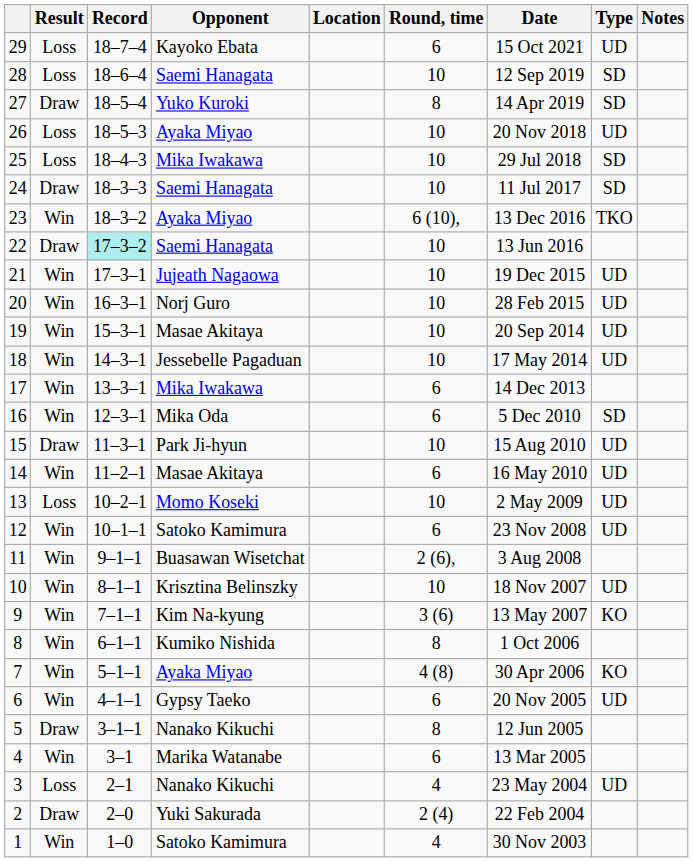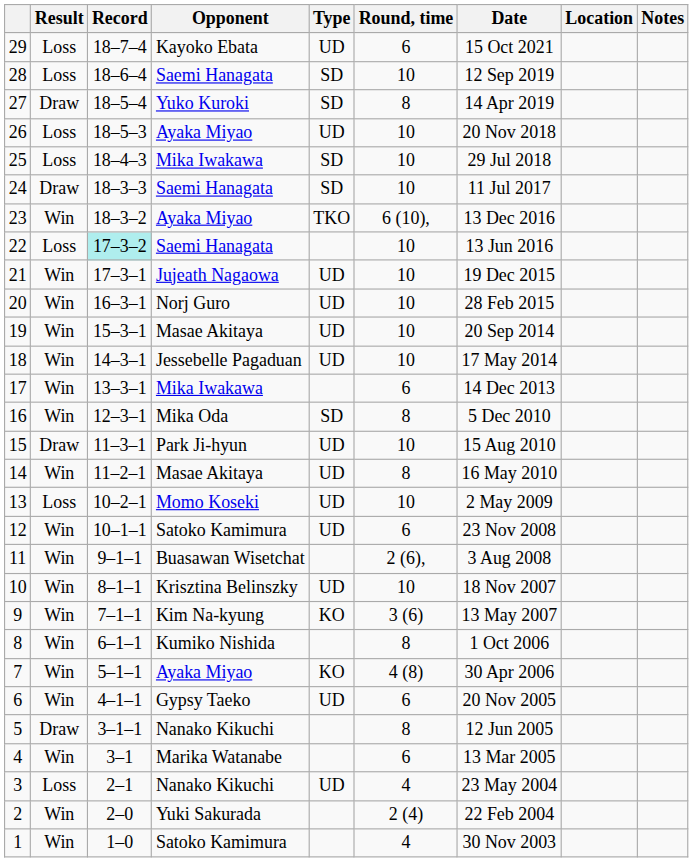columns swapped: (614, 18) <-> (347, 18)
(59, 246) Draw -> (59, 246) Loss
(436, 416) 6 -> (406, 416) 8
(436, 473) 6 -> (406, 473) 8
(59, 814) Draw -> (59, 814) Win
